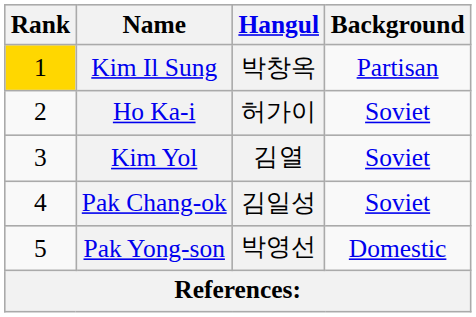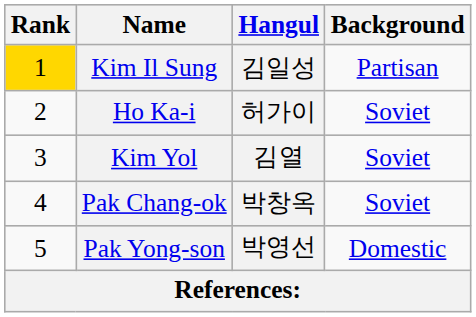(279, 66) 박창옥 -> (279, 66) 김일성
(279, 201) 김일성 -> (279, 201) 박창옥
